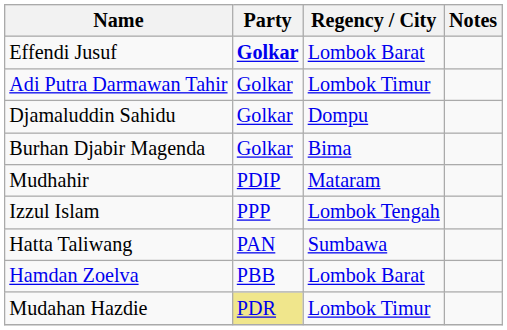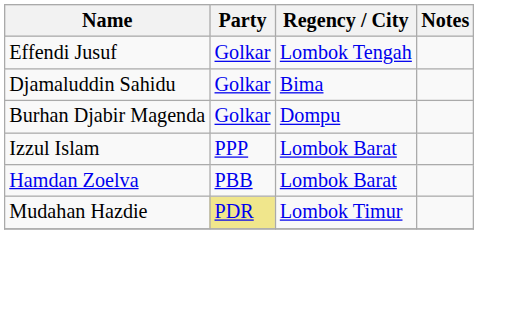(268, 52) bold -> (243, 52) normal
(366, 52) Lombok Barat -> (346, 52) Lombok Tengah
- row: (118, 84)
(338, 116) Dompu -> (302, 84) Bima
(330, 148) Bima -> (310, 116) Dompu
- row: (49, 180)
(374, 212) Lombok Tengah -> (338, 148) Lombok Barat
- row: (71, 244)
